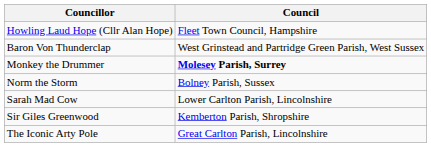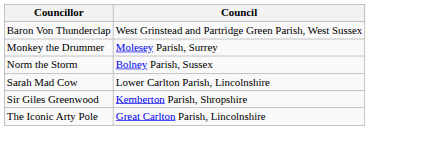- row: (90, 30)
(232, 64) bold -> (167, 47) normal
